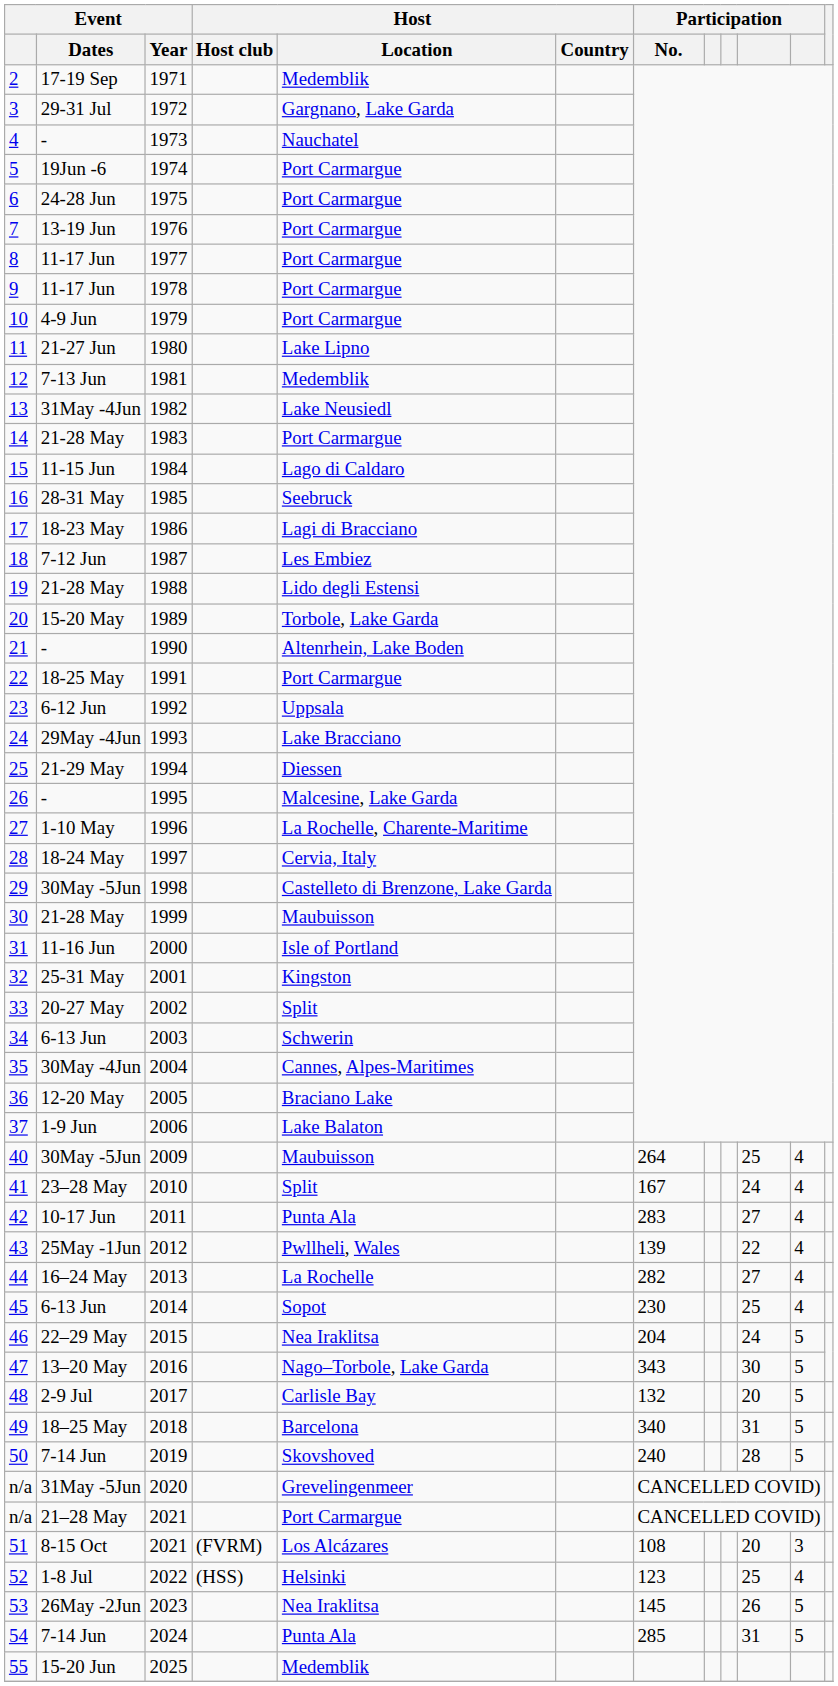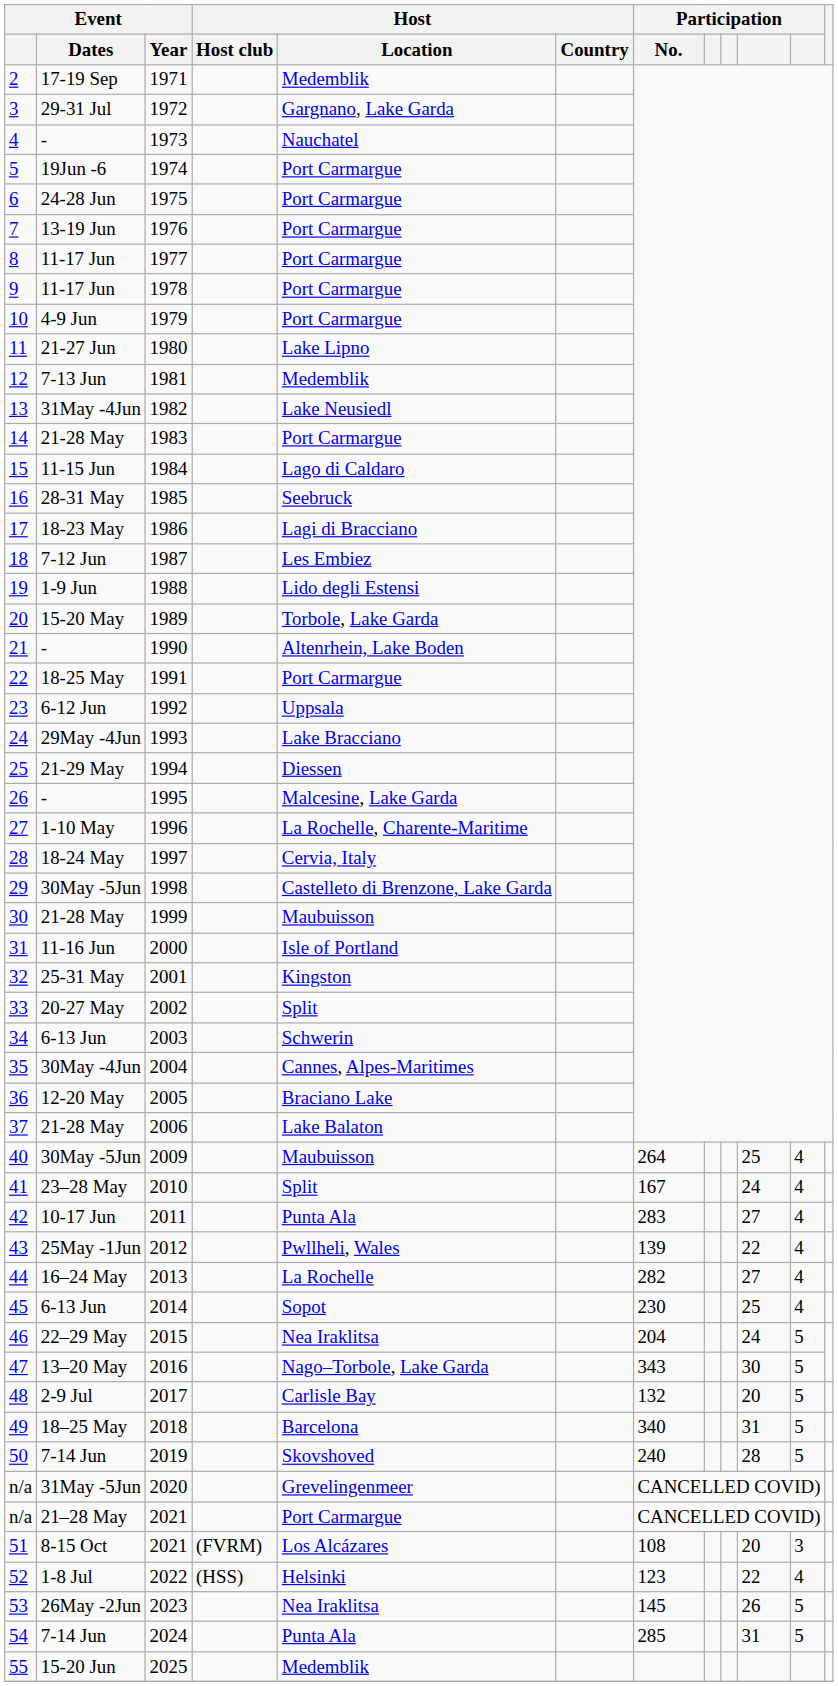(82, 588) 21-28 May -> (69, 588) 1-9 Jun
(69, 1127) 1-9 Jun -> (82, 1127) 21-28 May
(751, 1576) 25 -> (751, 1576) 22
